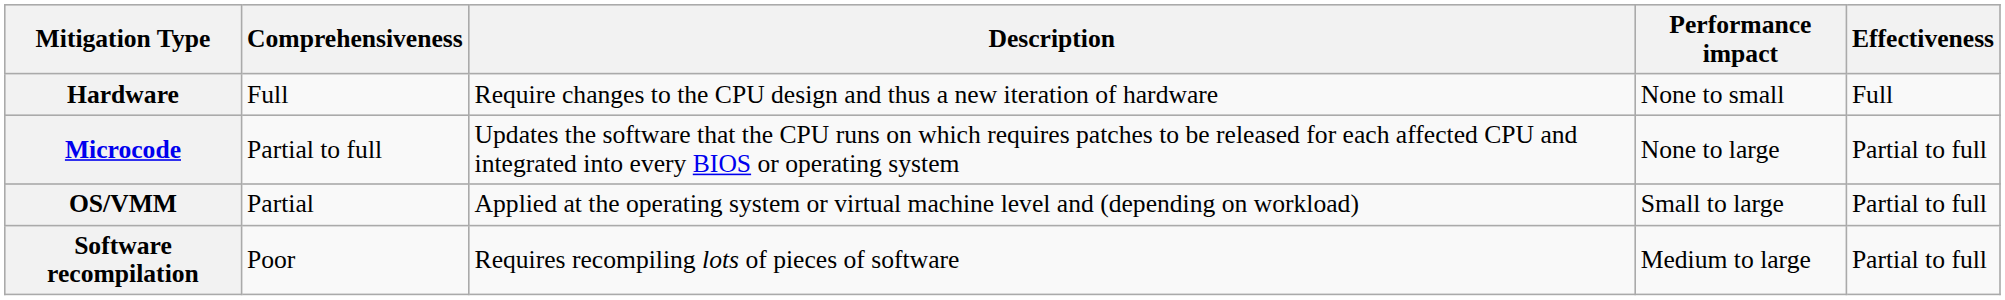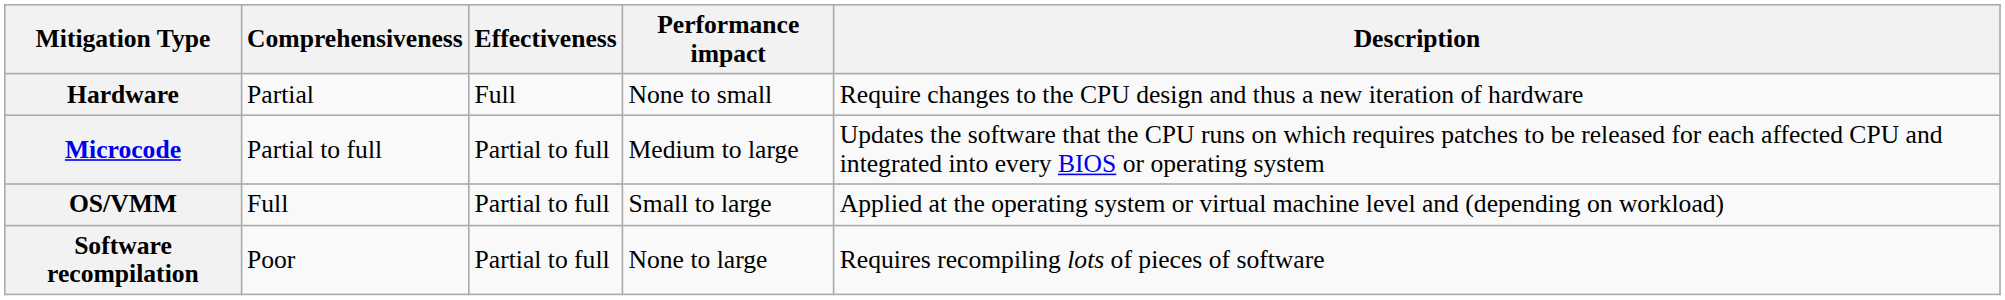columns swapped: (1923, 39) <-> (1052, 39)
(268, 94) Full -> (280, 94) Partial
(1710, 149) None to large -> (714, 149) Medium to large
(280, 204) Partial -> (268, 204) Full
(1726, 259) Medium to large -> (698, 259) None to large
